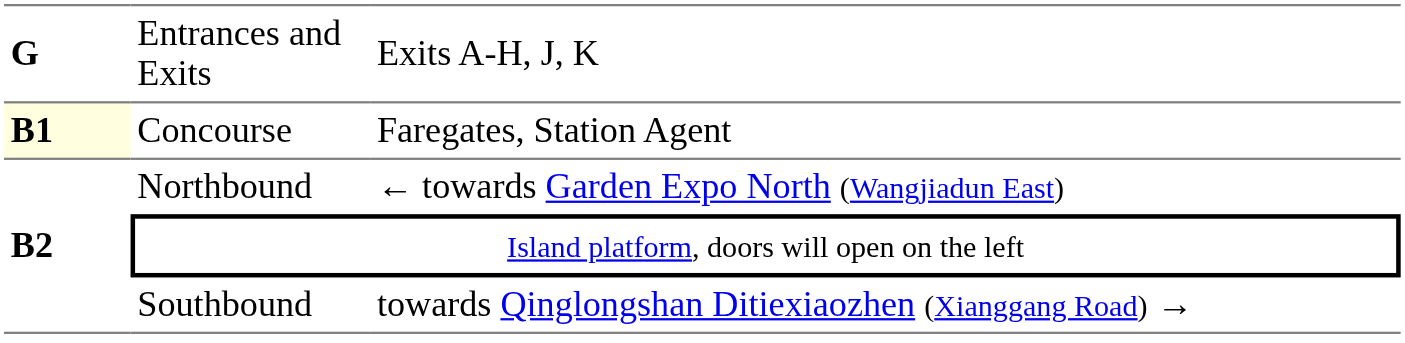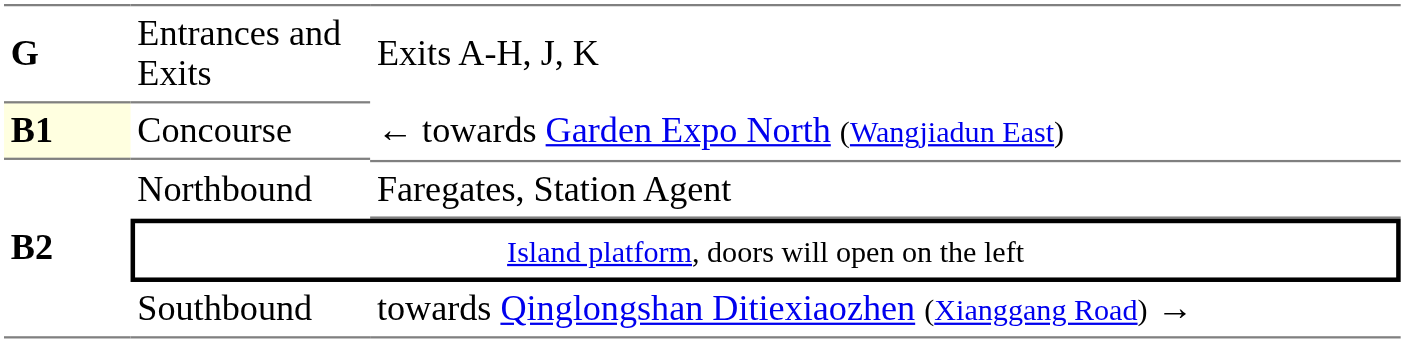(554, 129) Faregates, Station Agent -> (721, 129) ← towards Garden Expo North (Wangjiadun East)
(721, 186) ← towards Garden Expo North (Wangjiadun East) -> (554, 188) Faregates, Station Agent
